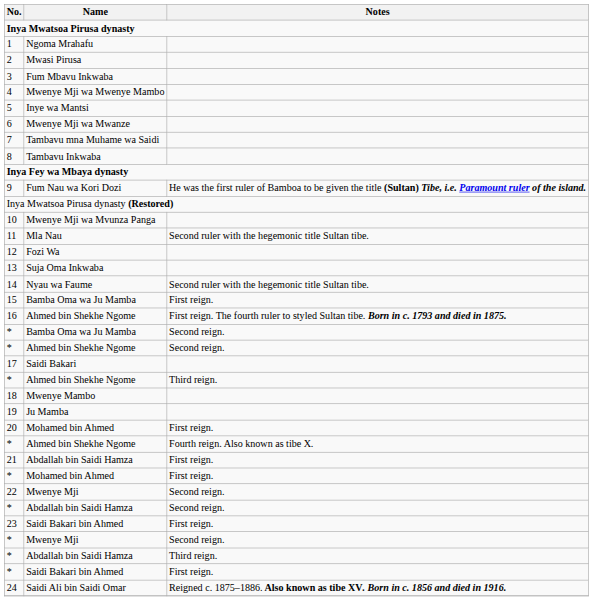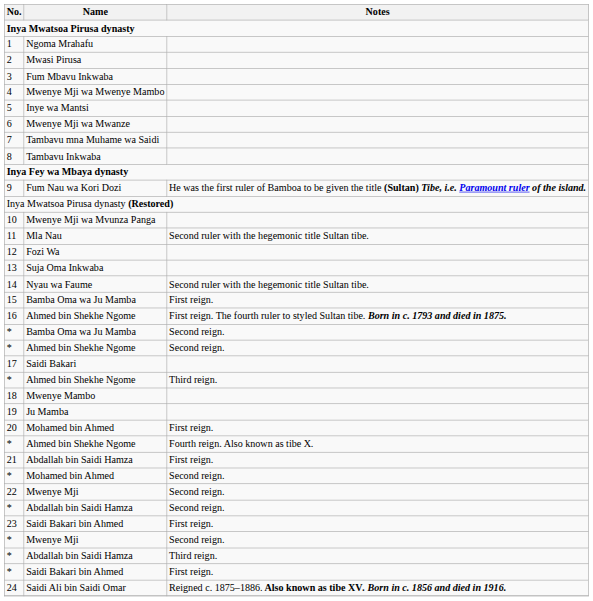(191, 476) First reign. -> (197, 476) Second reign.
